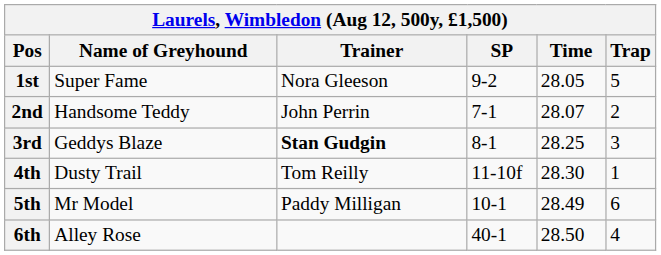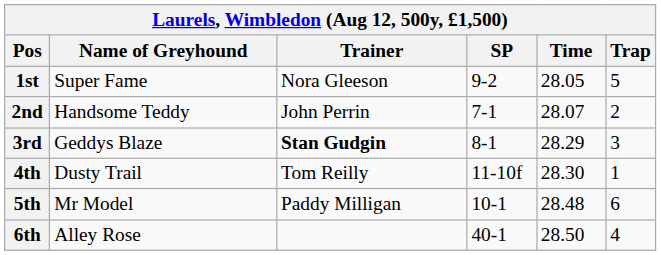(563, 142) 28.25 -> (563, 142) 28.29
(563, 204) 28.49 -> (563, 204) 28.48
